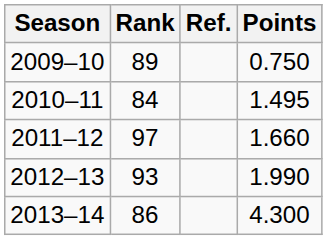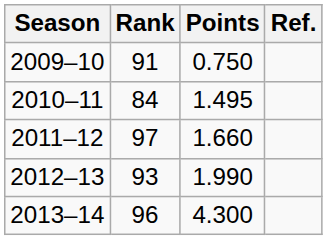columns swapped: (279, 23) <-> (209, 23)
(145, 61) 89 -> (145, 61) 91
(145, 215) 86 -> (145, 215) 96
